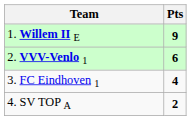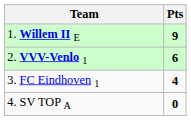(175, 104) 2 -> (175, 104) 0
